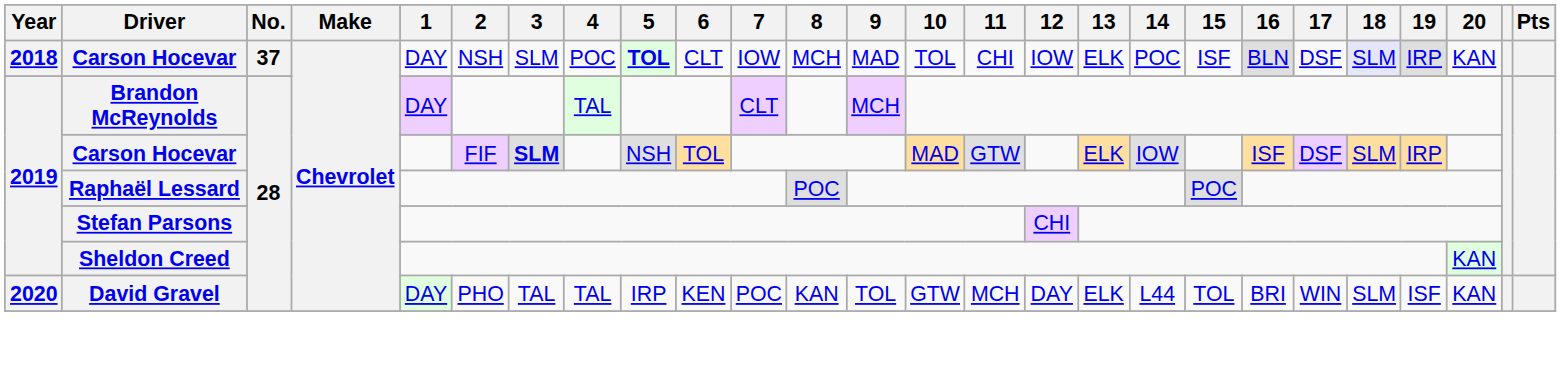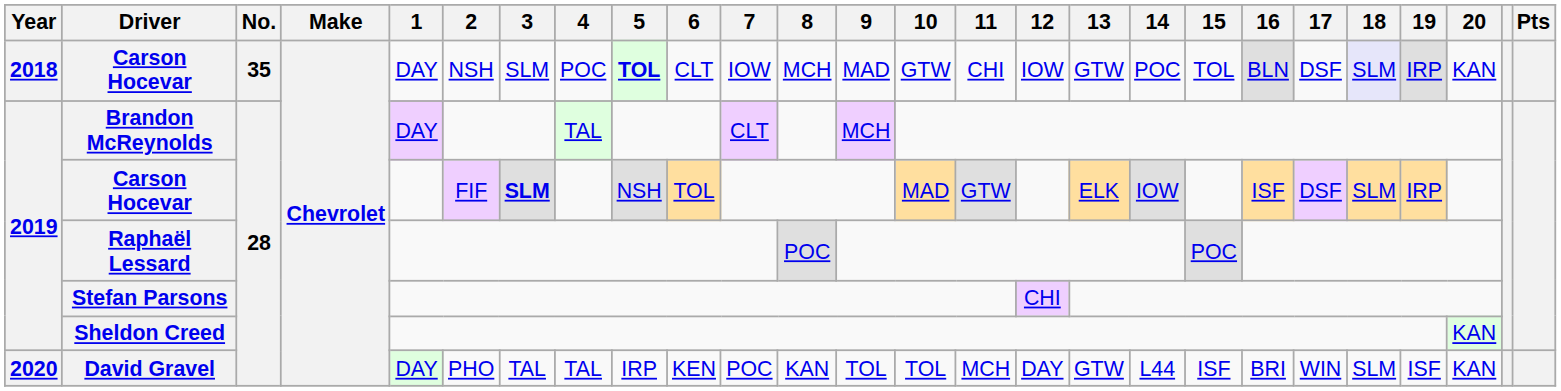(268, 58) 37 -> (259, 70) 35
(935, 58) TOL -> (926, 70) GTW
(1104, 58) ELK -> (1099, 70) GTW
(1214, 58) ISF -> (1214, 70) TOL
(935, 294) GTW -> (926, 369) TOL
(1104, 294) ELK -> (1099, 369) GTW
(1214, 294) TOL -> (1214, 369) ISF
